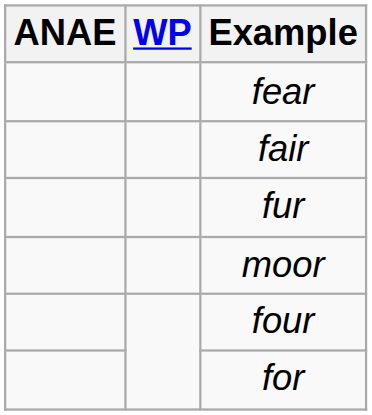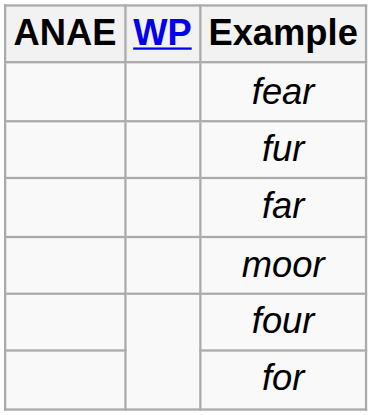- row: (283, 148)
+ row: (283, 206)
